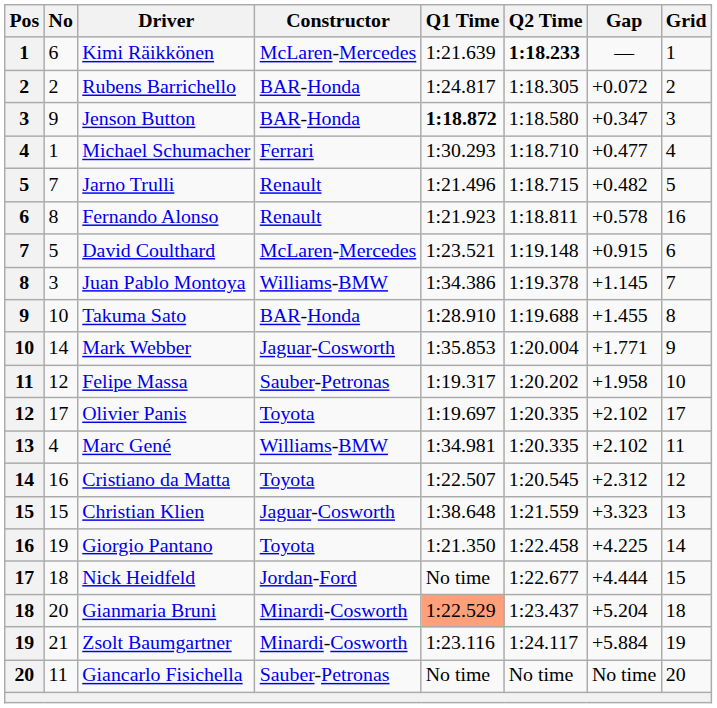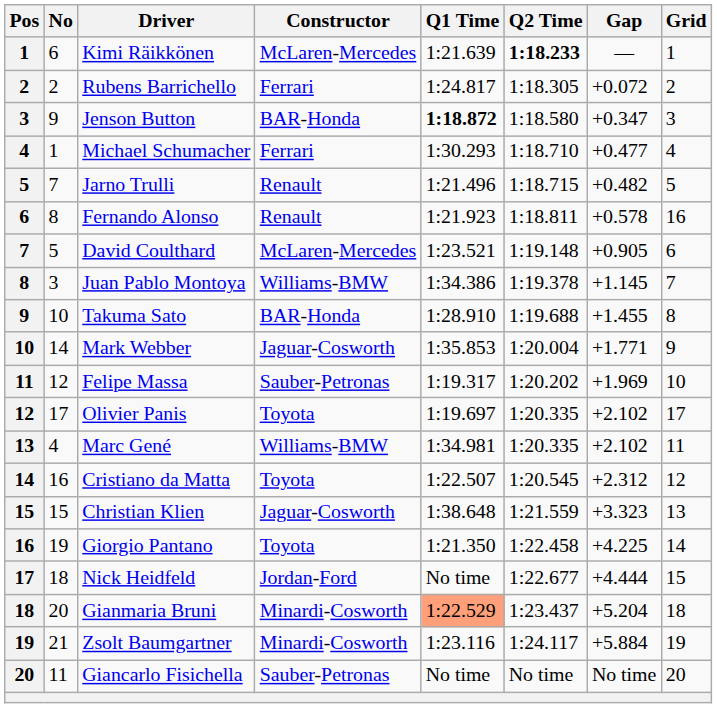(310, 85) BAR-Honda -> (287, 85) Ferrari
(620, 249) +0.915 -> (620, 249) +0.905
(620, 380) +1.958 -> (620, 380) +1.969
